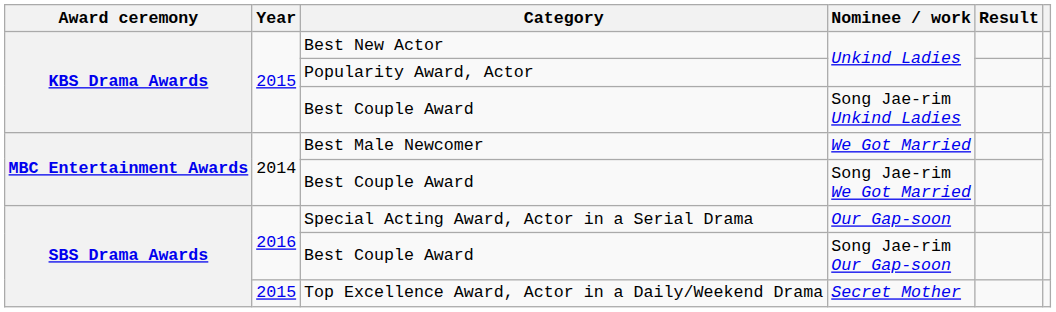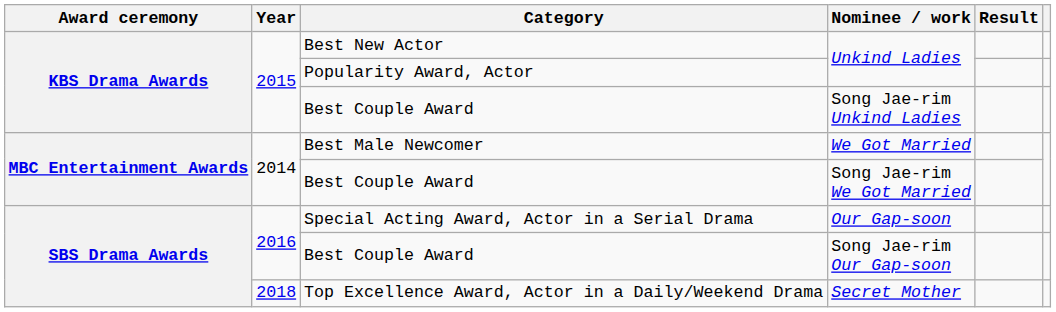(276, 293) 2015 -> (276, 293) 2018
